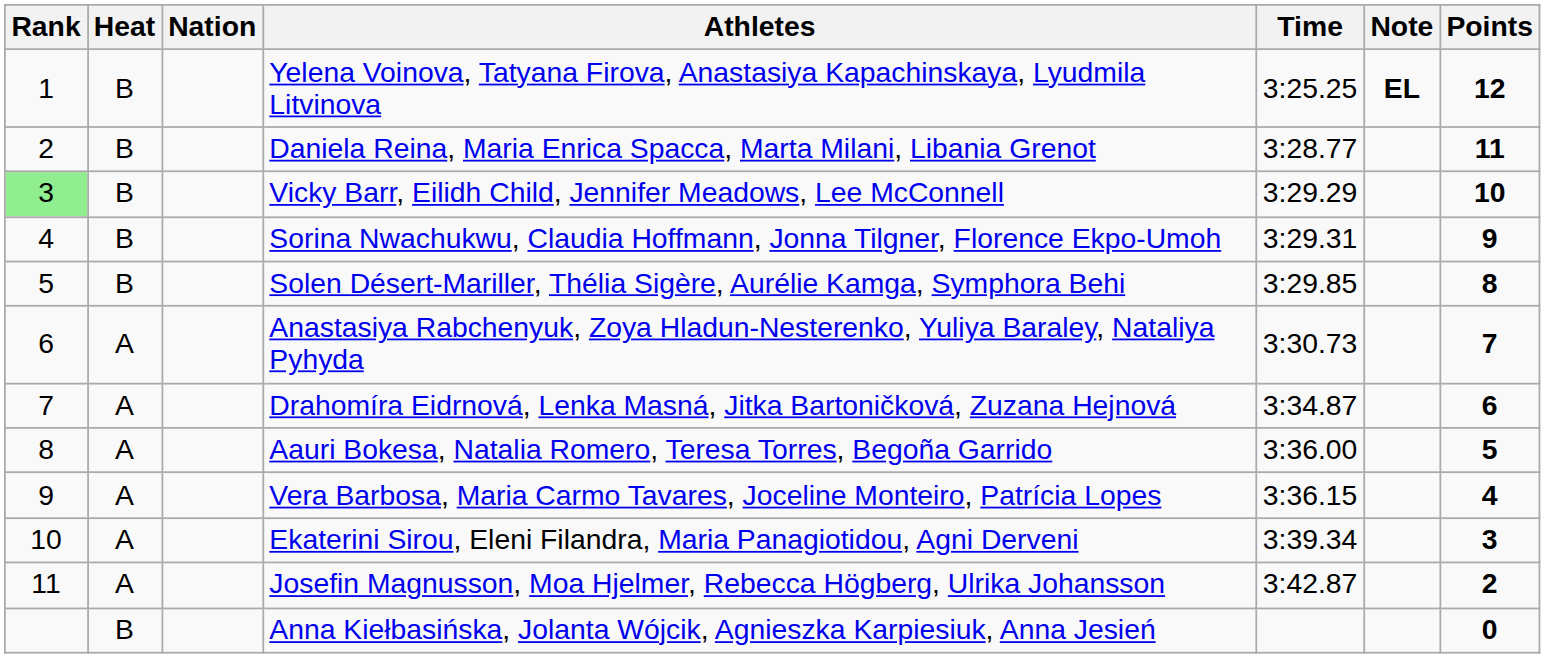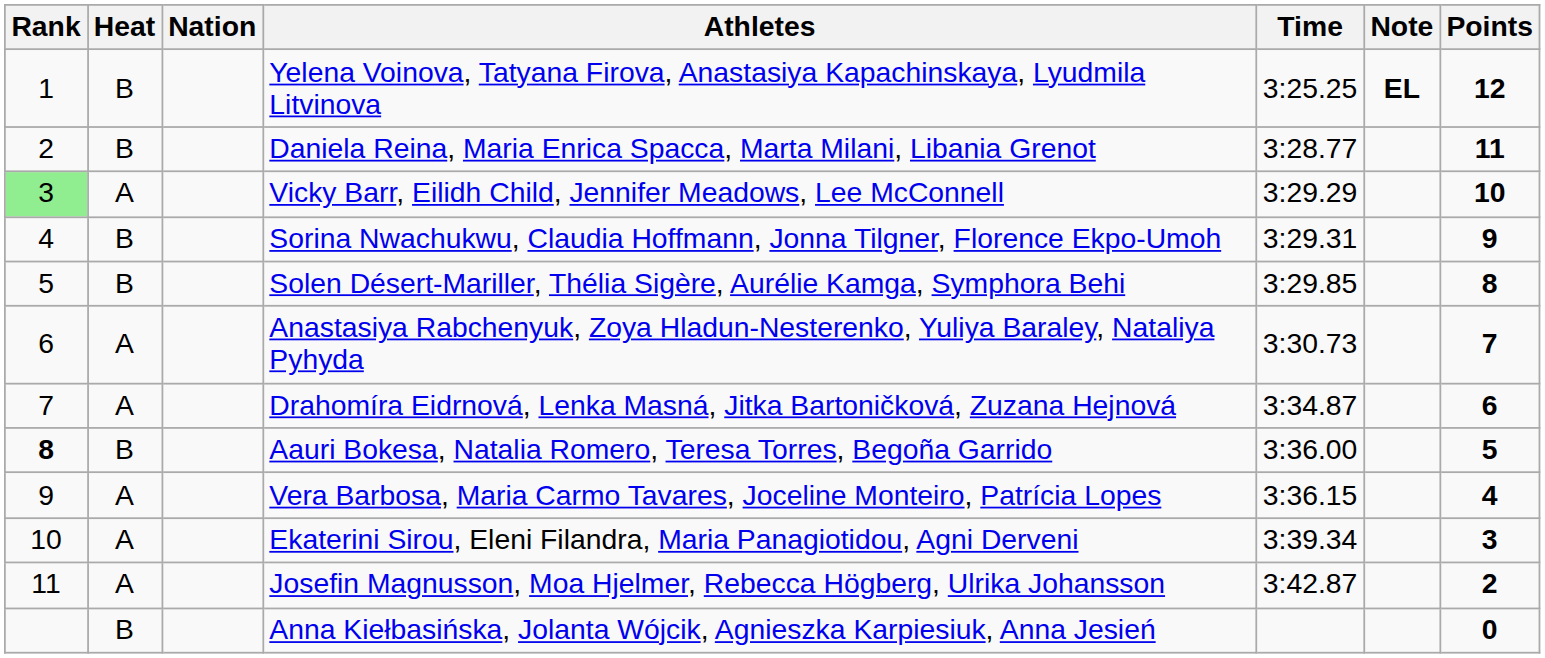(124, 193) B -> (124, 193) A
(46, 449) normal -> (46, 449) bold
(124, 449) A -> (124, 449) B
